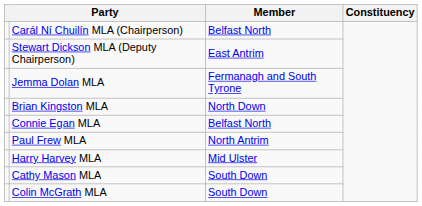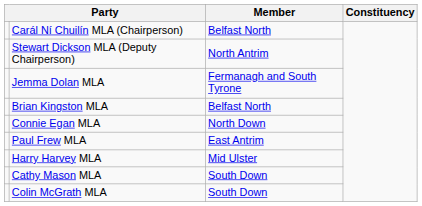(236, 53) East Antrim -> (238, 53) North Antrim
(237, 106) North Down -> (240, 106) Belfast North
(240, 123) Belfast North -> (237, 123) North Down
(238, 141) North Antrim -> (236, 141) East Antrim
